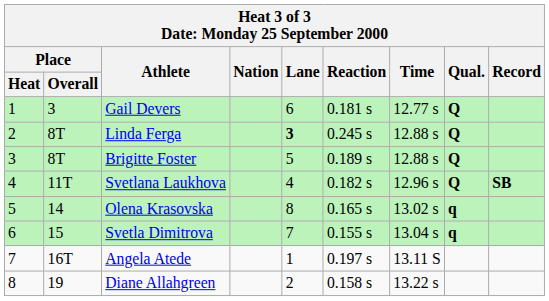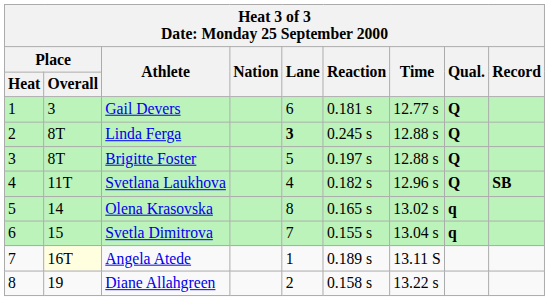(350, 158) 0.189 s -> (350, 158) 0.197 s
(60, 258) no background -> (60, 258) lightyellow background
(350, 258) 0.197 s -> (350, 258) 0.189 s
